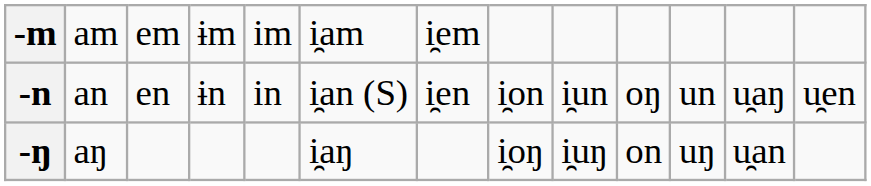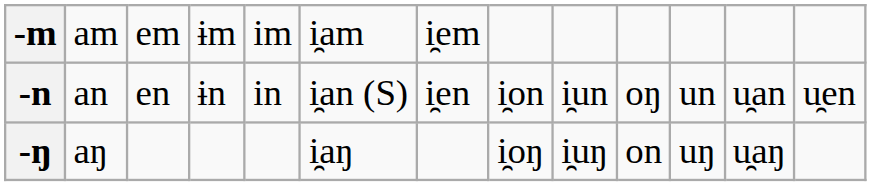(759, 92) u̯aŋ -> (759, 92) u̯an
(759, 150) u̯an -> (759, 150) u̯aŋ
